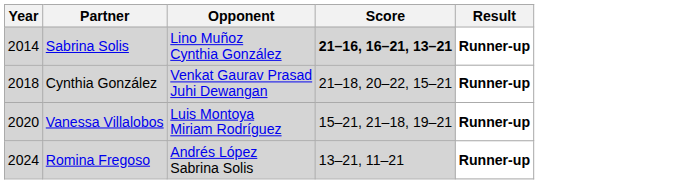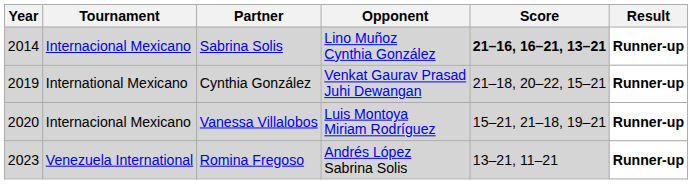+ column: (119, 16)
(23, 84) 2018 -> (23, 84) 2019
(23, 160) 2024 -> (23, 160) 2023
